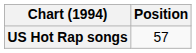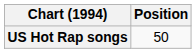(161, 37) 57 -> (161, 37) 50
